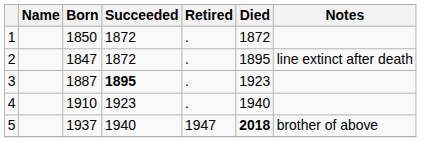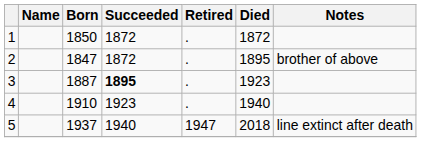(345, 59) line extinct after death -> (327, 59) brother of above
(255, 125) bold -> (255, 125) normal
(327, 125) brother of above -> (345, 125) line extinct after death
